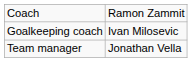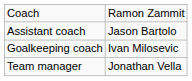+ row: (46, 31)
